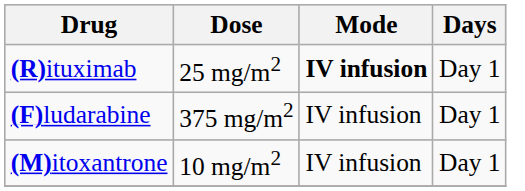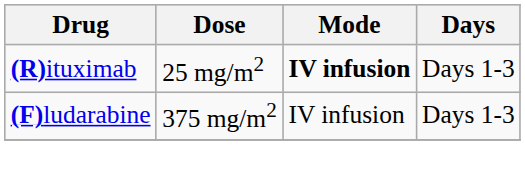(470, 68) Day 1 -> (468, 68) Days 1-3
(470, 115) Day 1 -> (468, 115) Days 1-3
- row: (89, 162)
